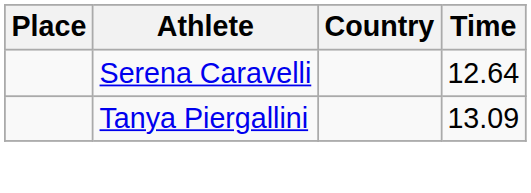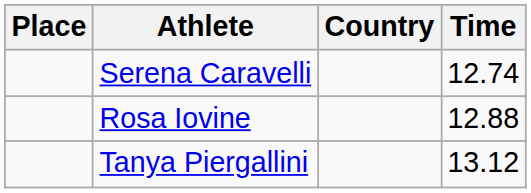(483, 72) 12.64 -> (483, 72) 12.74
+ row: (175, 118)
(483, 118) 13.09 -> (483, 163) 13.12
